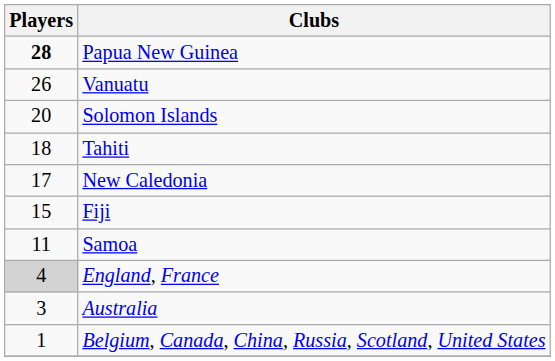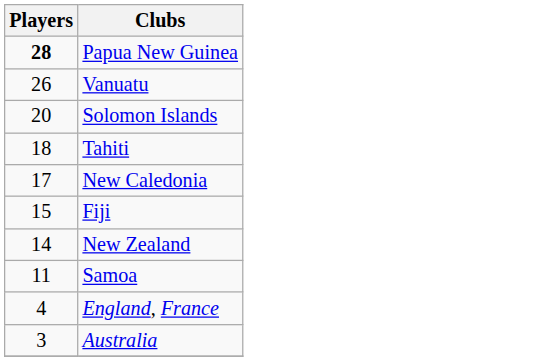+ row: (136, 244)
(41, 276) lightgrey background -> (41, 308) no background
- row: (314, 340)
